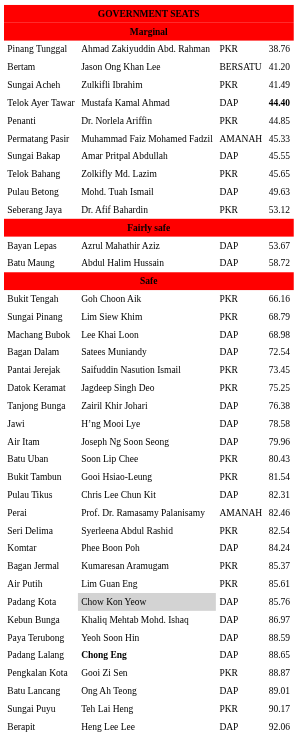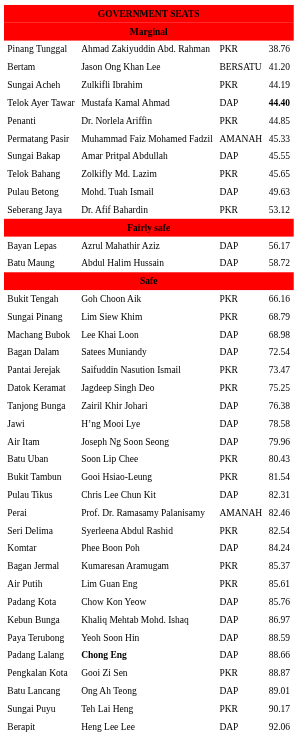(279, 85) 41.49 -> (279, 85) 44.19
(279, 245) 53.67 -> (279, 245) 56.17
(279, 370) 73.45 -> (279, 370) 73.47
(114, 601) lightgrey background -> (114, 601) no background
(279, 655) 88.65 -> (279, 655) 88.66
